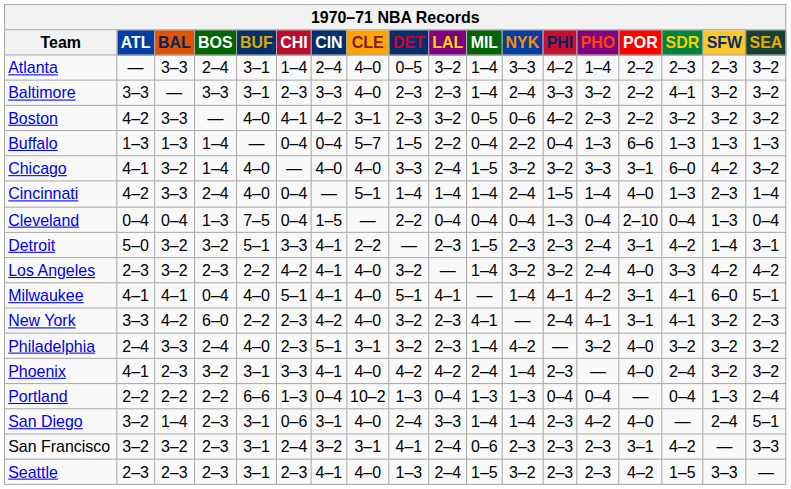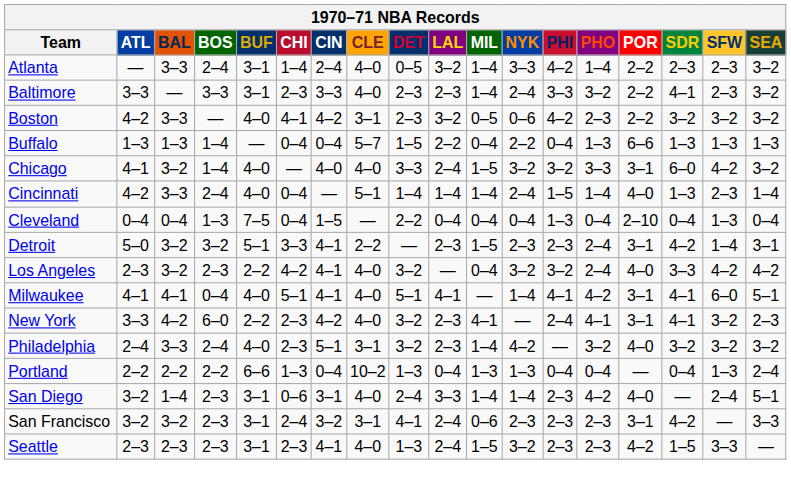(724, 93) 3–2 -> (724, 93) 2–3
(484, 270) 1–4 -> (484, 270) 0–4
- row: (37, 371)
